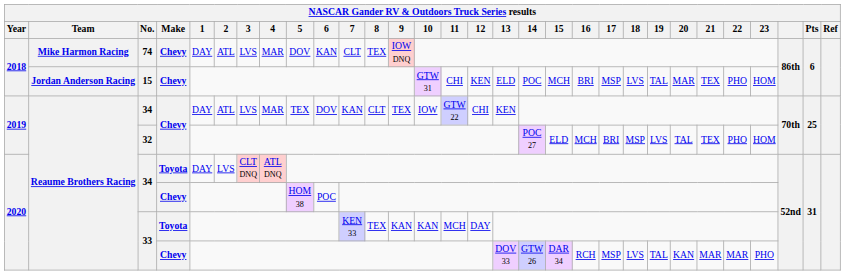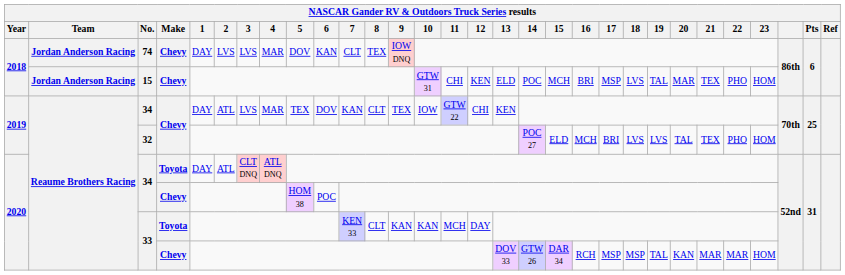(83, 52) Mike Harmon Racing -> (83, 52) Jordan Anderson Racing
(226, 52) ATL -> (226, 52) LVS
(635, 139) MSP -> (635, 139) LVS
(226, 168) LVS -> (226, 168) ATL
(377, 226) TEX -> (377, 226) CLT
(635, 255) LVS -> (635, 255) MSP
(764, 255) PHO -> (764, 255) HOM
